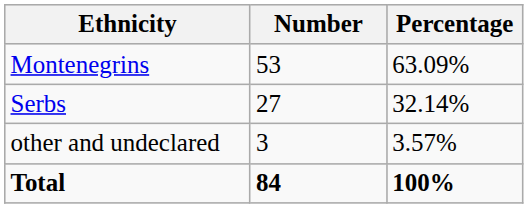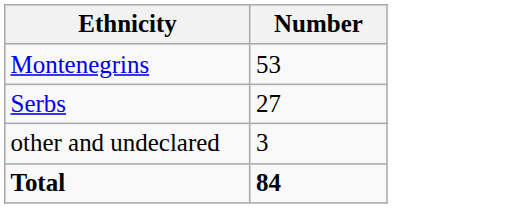- column: (455, 24)
